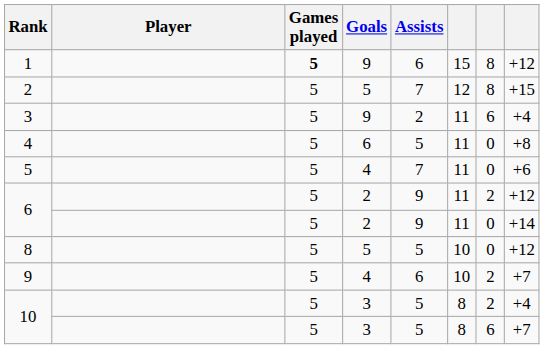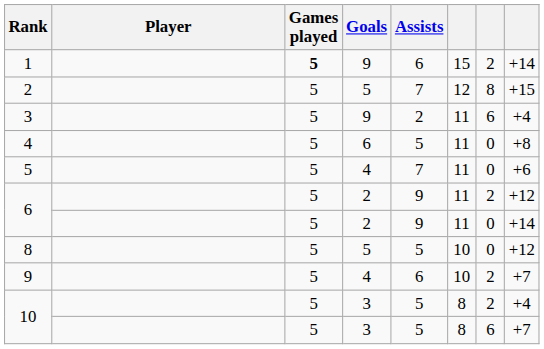(490, 63) 8 -> (490, 63) 2
(522, 63) +12 -> (522, 63) +14
